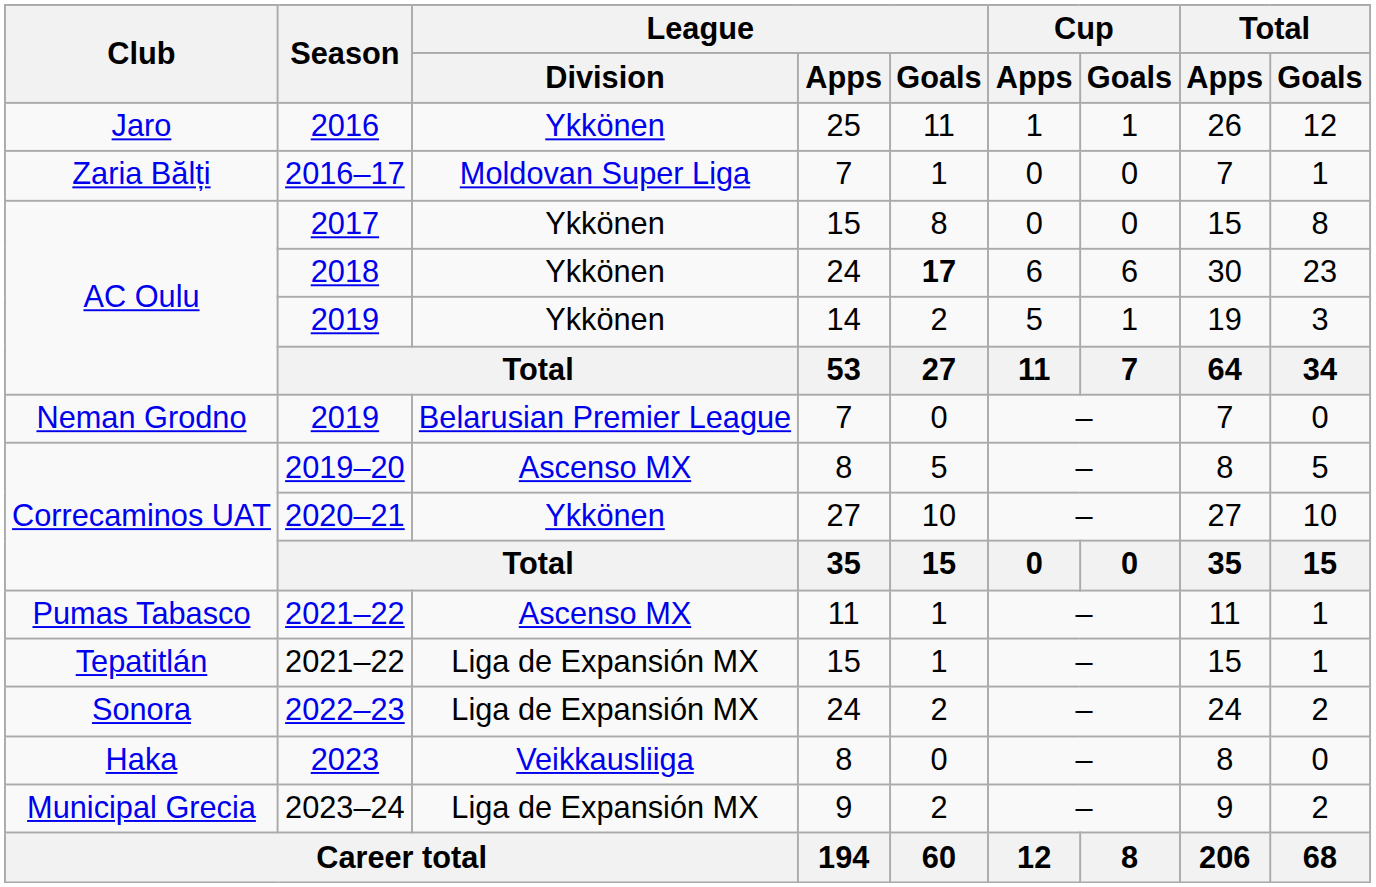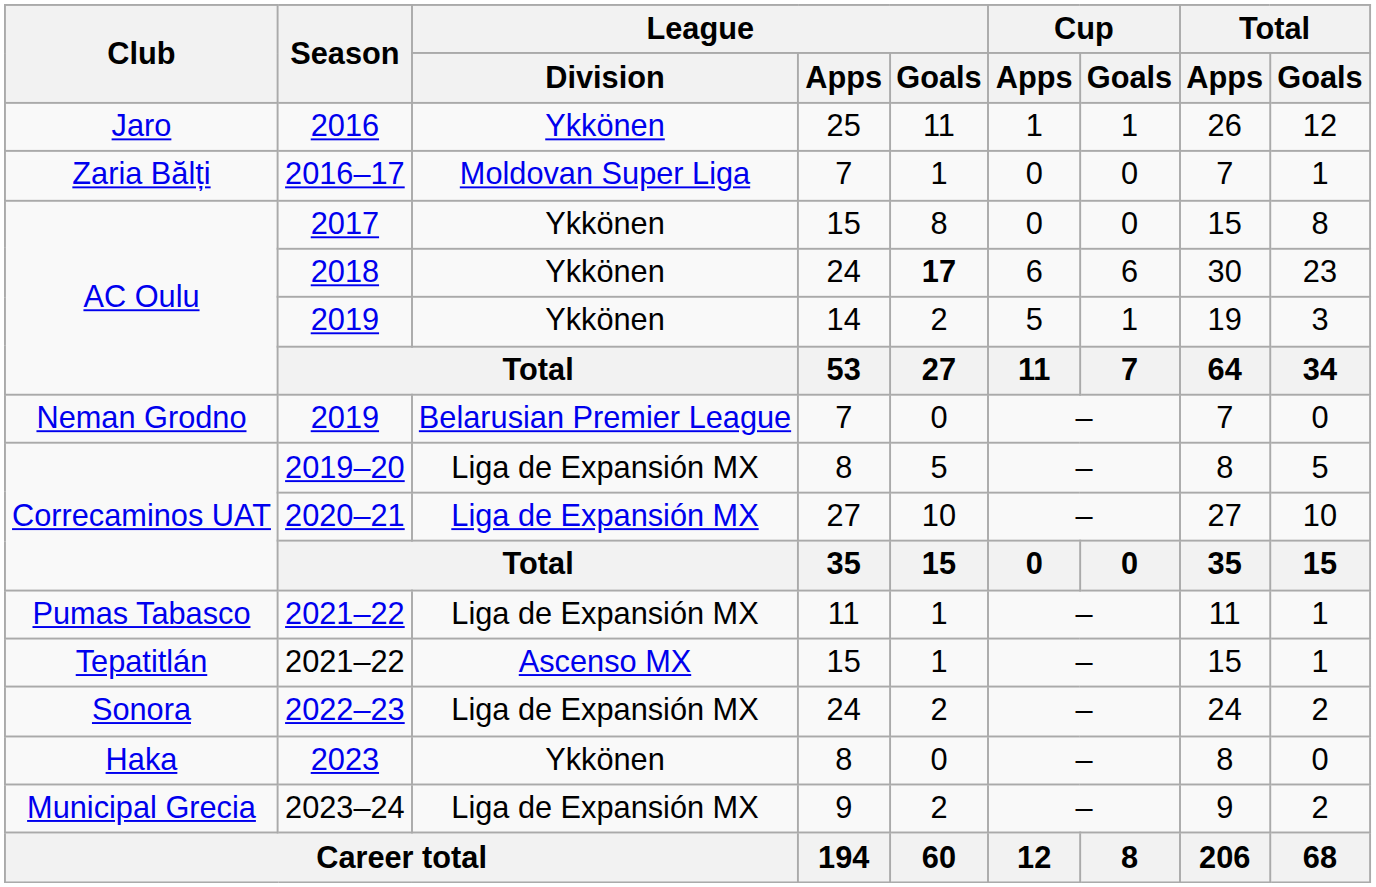(605, 467) Ascenso MX -> (605, 467) Liga de Expansión MX
(605, 516) Ykkönen -> (605, 516) Liga de Expansión MX
(605, 613) Ascenso MX -> (605, 613) Liga de Expansión MX
(605, 662) Liga de Expansión MX -> (605, 662) Ascenso MX
(605, 759) Veikkausliiga -> (605, 759) Ykkönen
